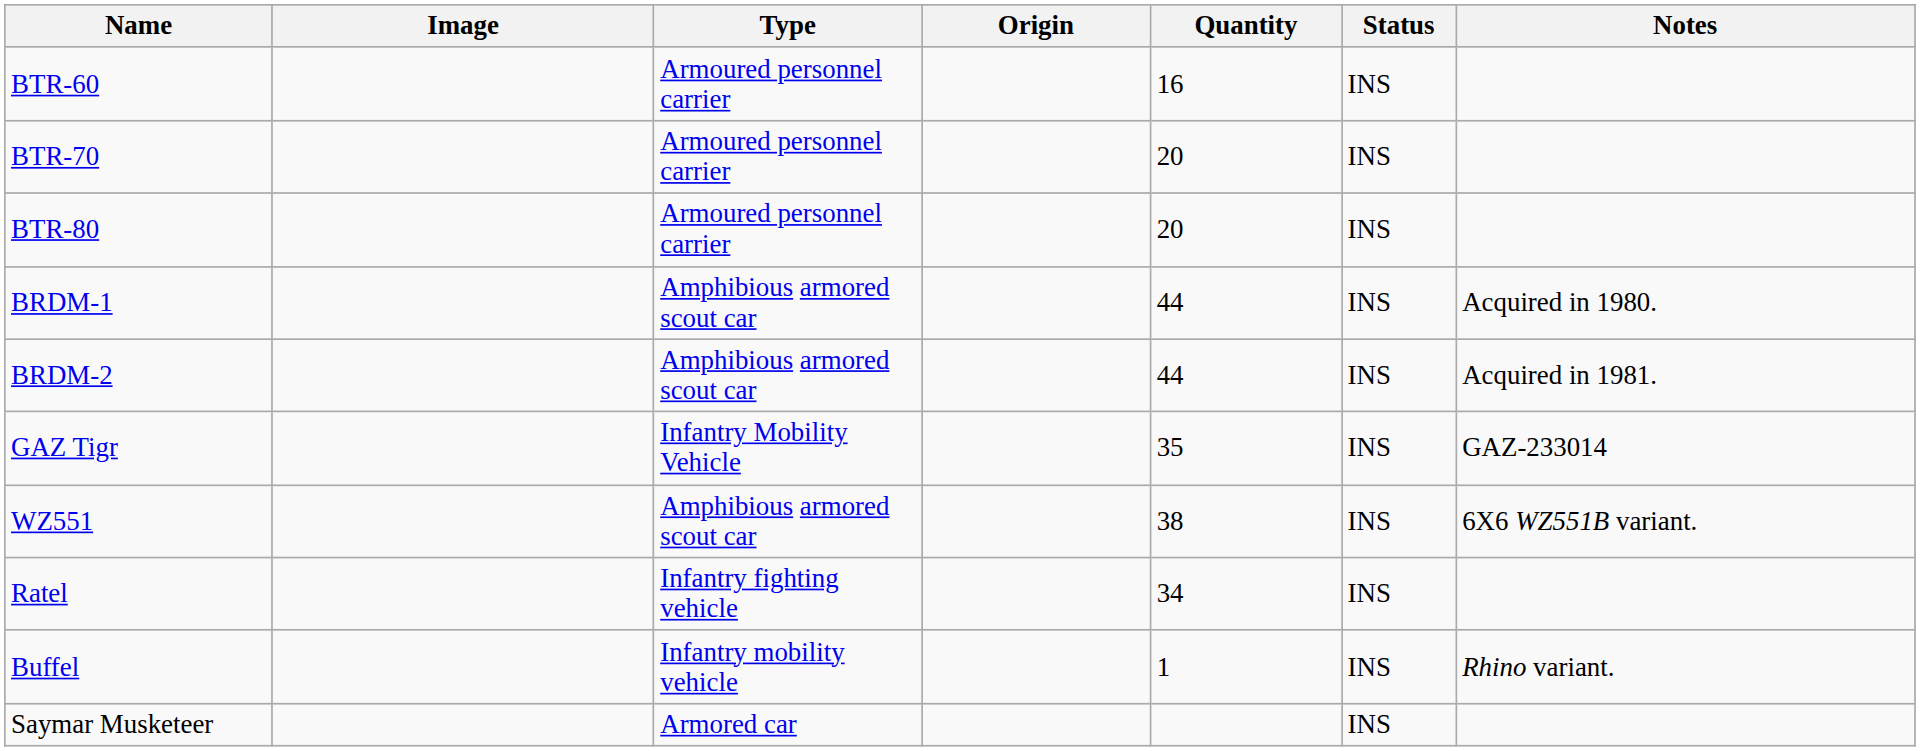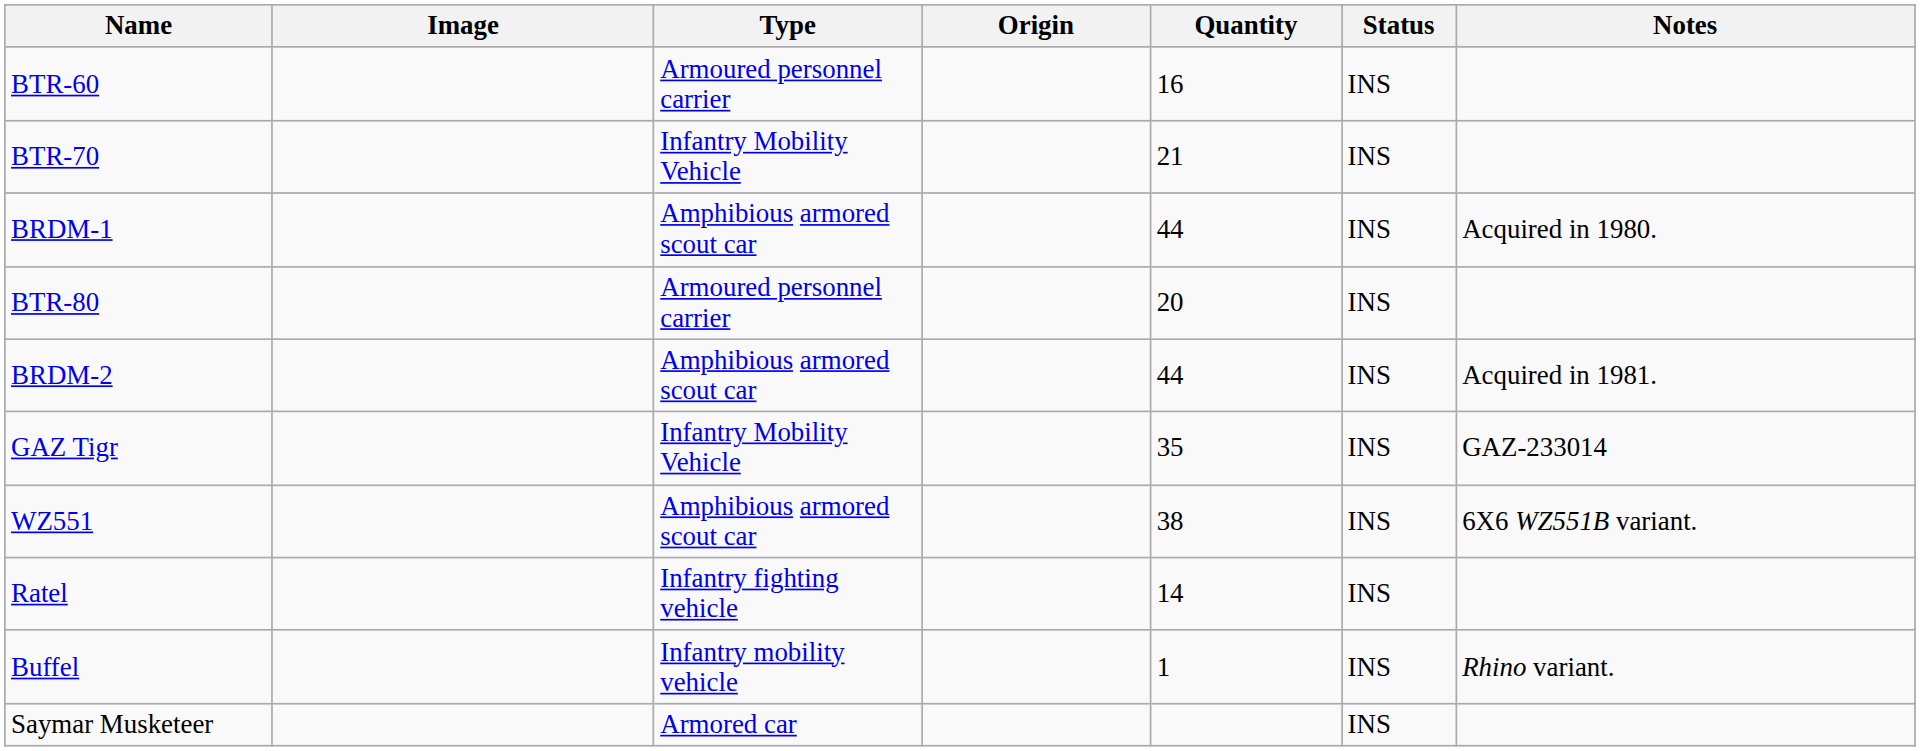(771, 156) Armoured personnel carrier -> (754, 156) Infantry Mobility Vehicle
(1170, 156) 20 -> (1170, 156) 21
rows swapped: (55, 229) <-> (62, 302)
(1170, 593) 34 -> (1170, 593) 14
